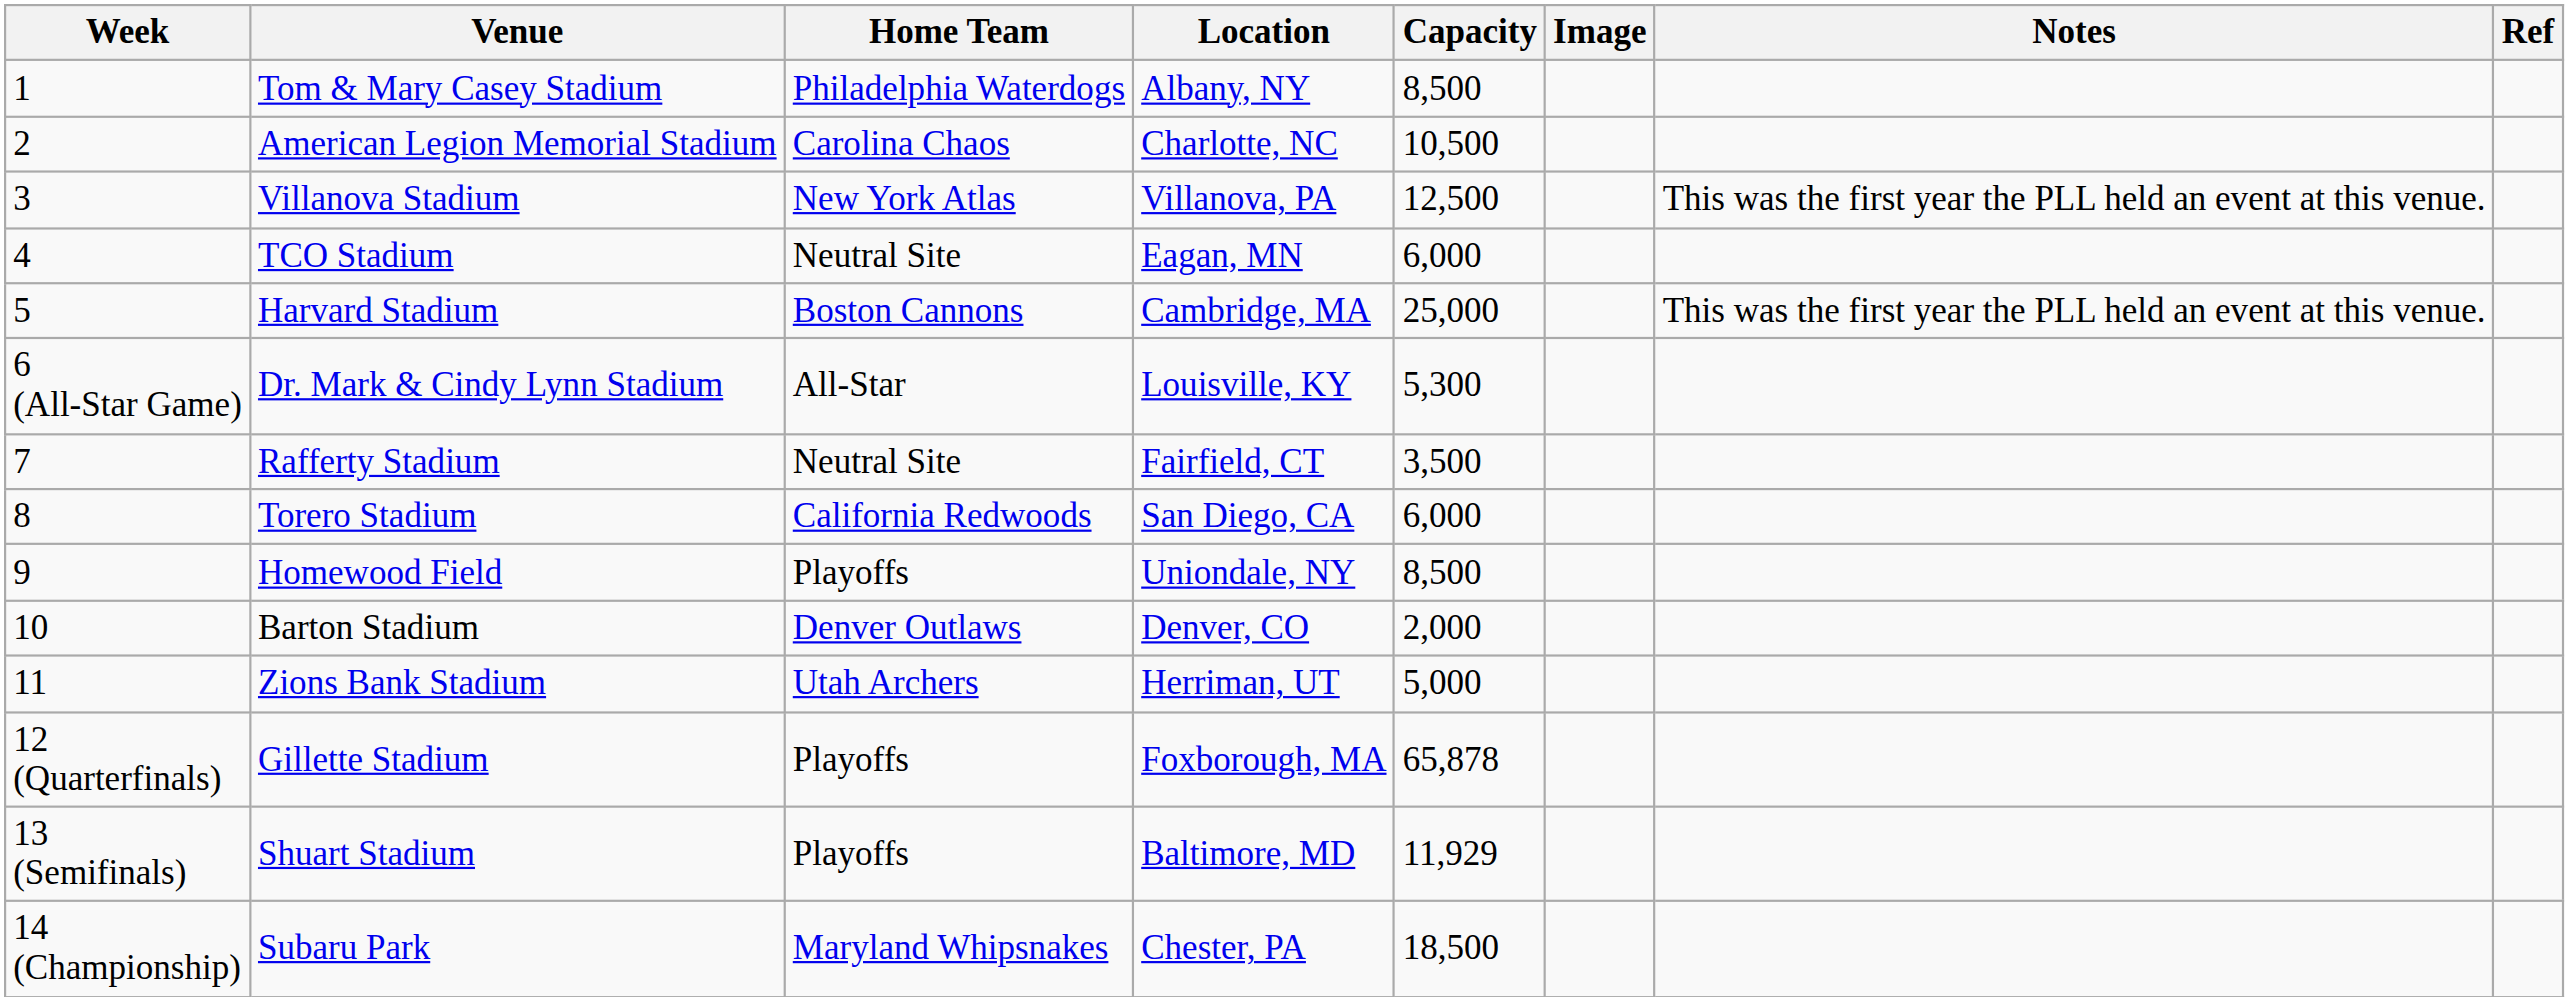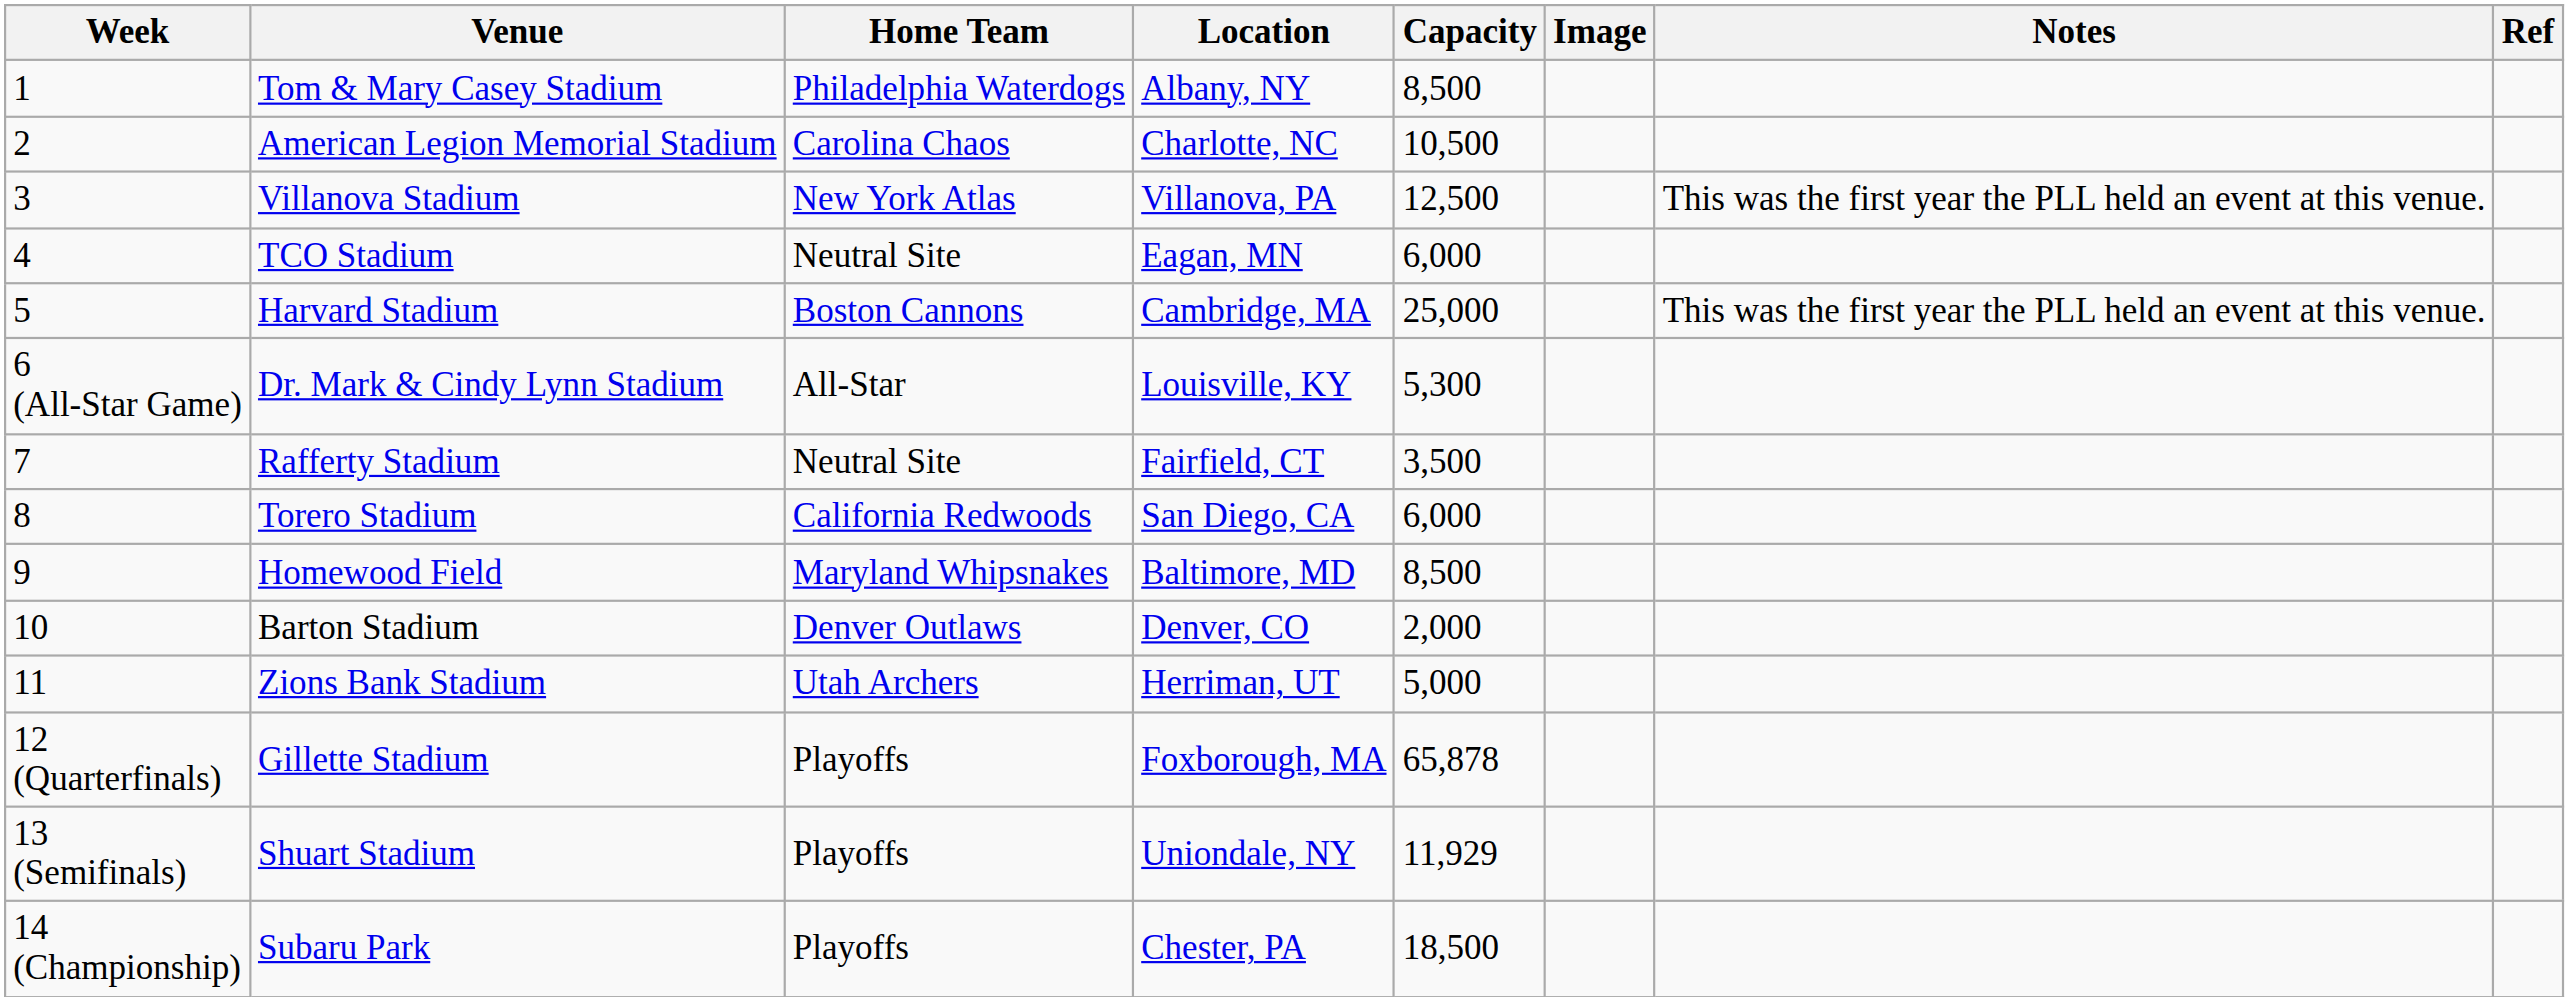(851, 571) Playoffs -> (951, 571) Maryland Whipsnakes
(1248, 571) Uniondale, NY -> (1248, 571) Baltimore, MD
(1248, 853) Baltimore, MD -> (1248, 853) Uniondale, NY
(951, 948) Maryland Whipsnakes -> (851, 948) Playoffs
